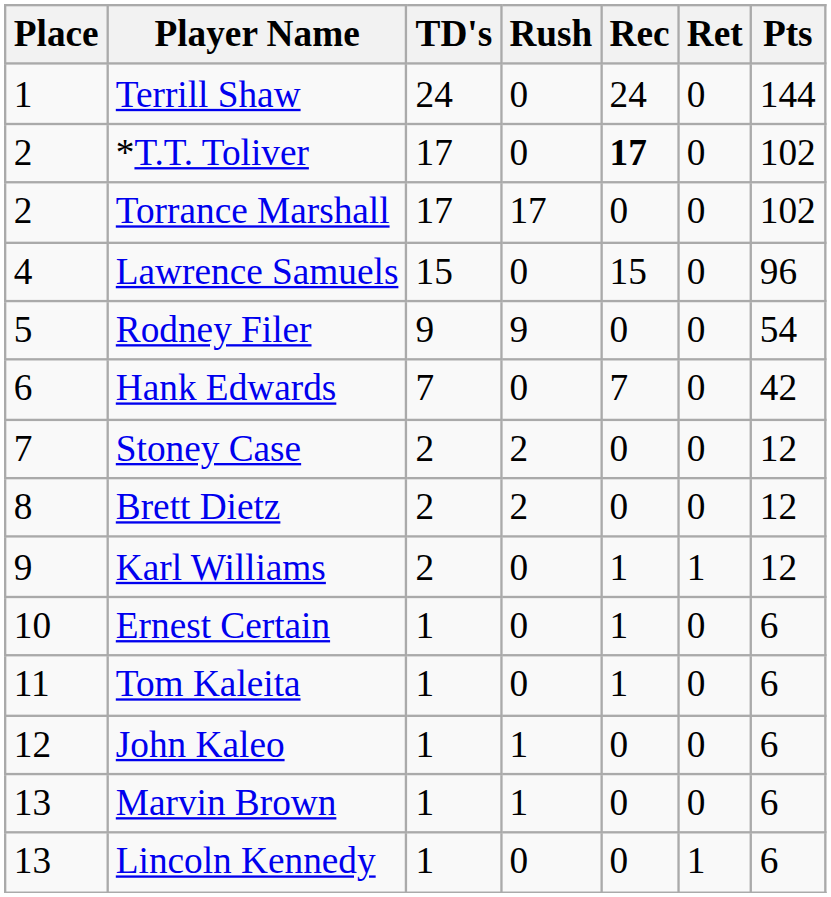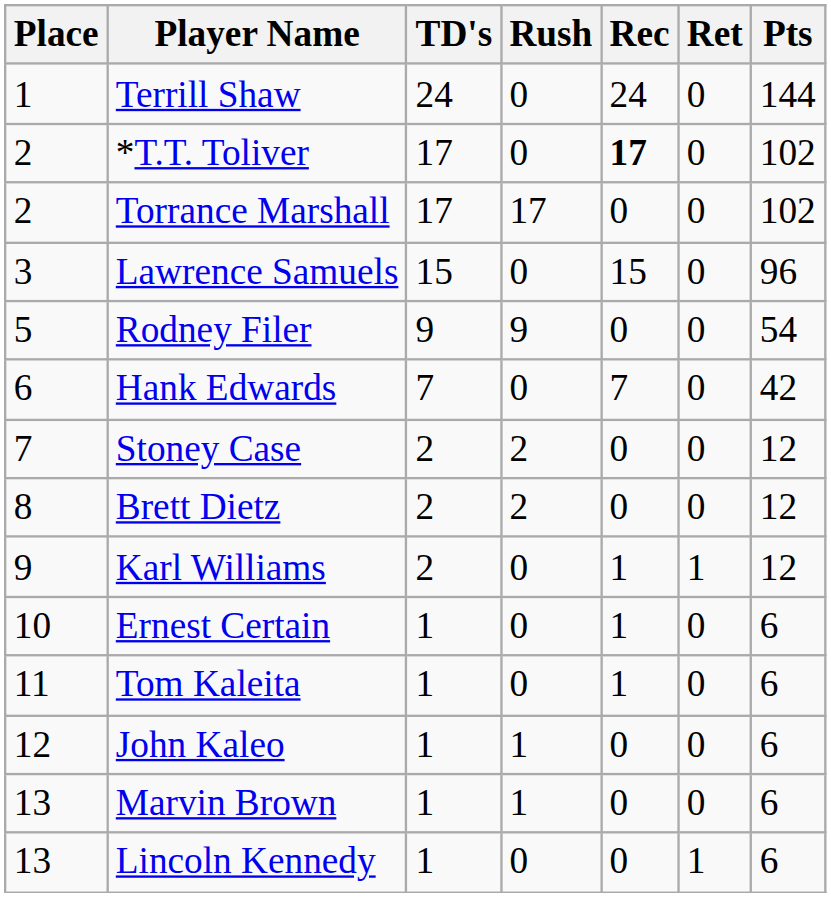(23, 270) 4 -> (23, 270) 3
